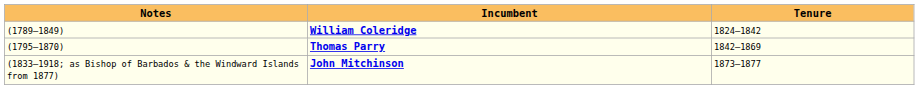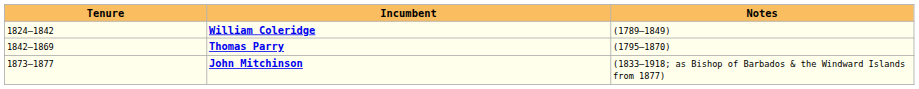columns swapped: (813, 13) <-> (156, 13)
